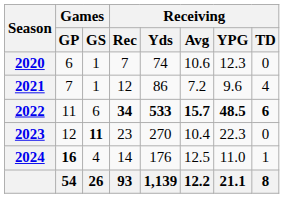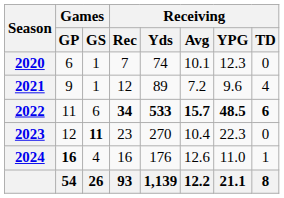(197, 63) 10.6 -> (197, 63) 10.1
(69, 87) 7 -> (69, 87) 9
(160, 87) 86 -> (160, 87) 89
(125, 157) 14 -> (125, 157) 16
(197, 157) 12.5 -> (197, 157) 12.6
